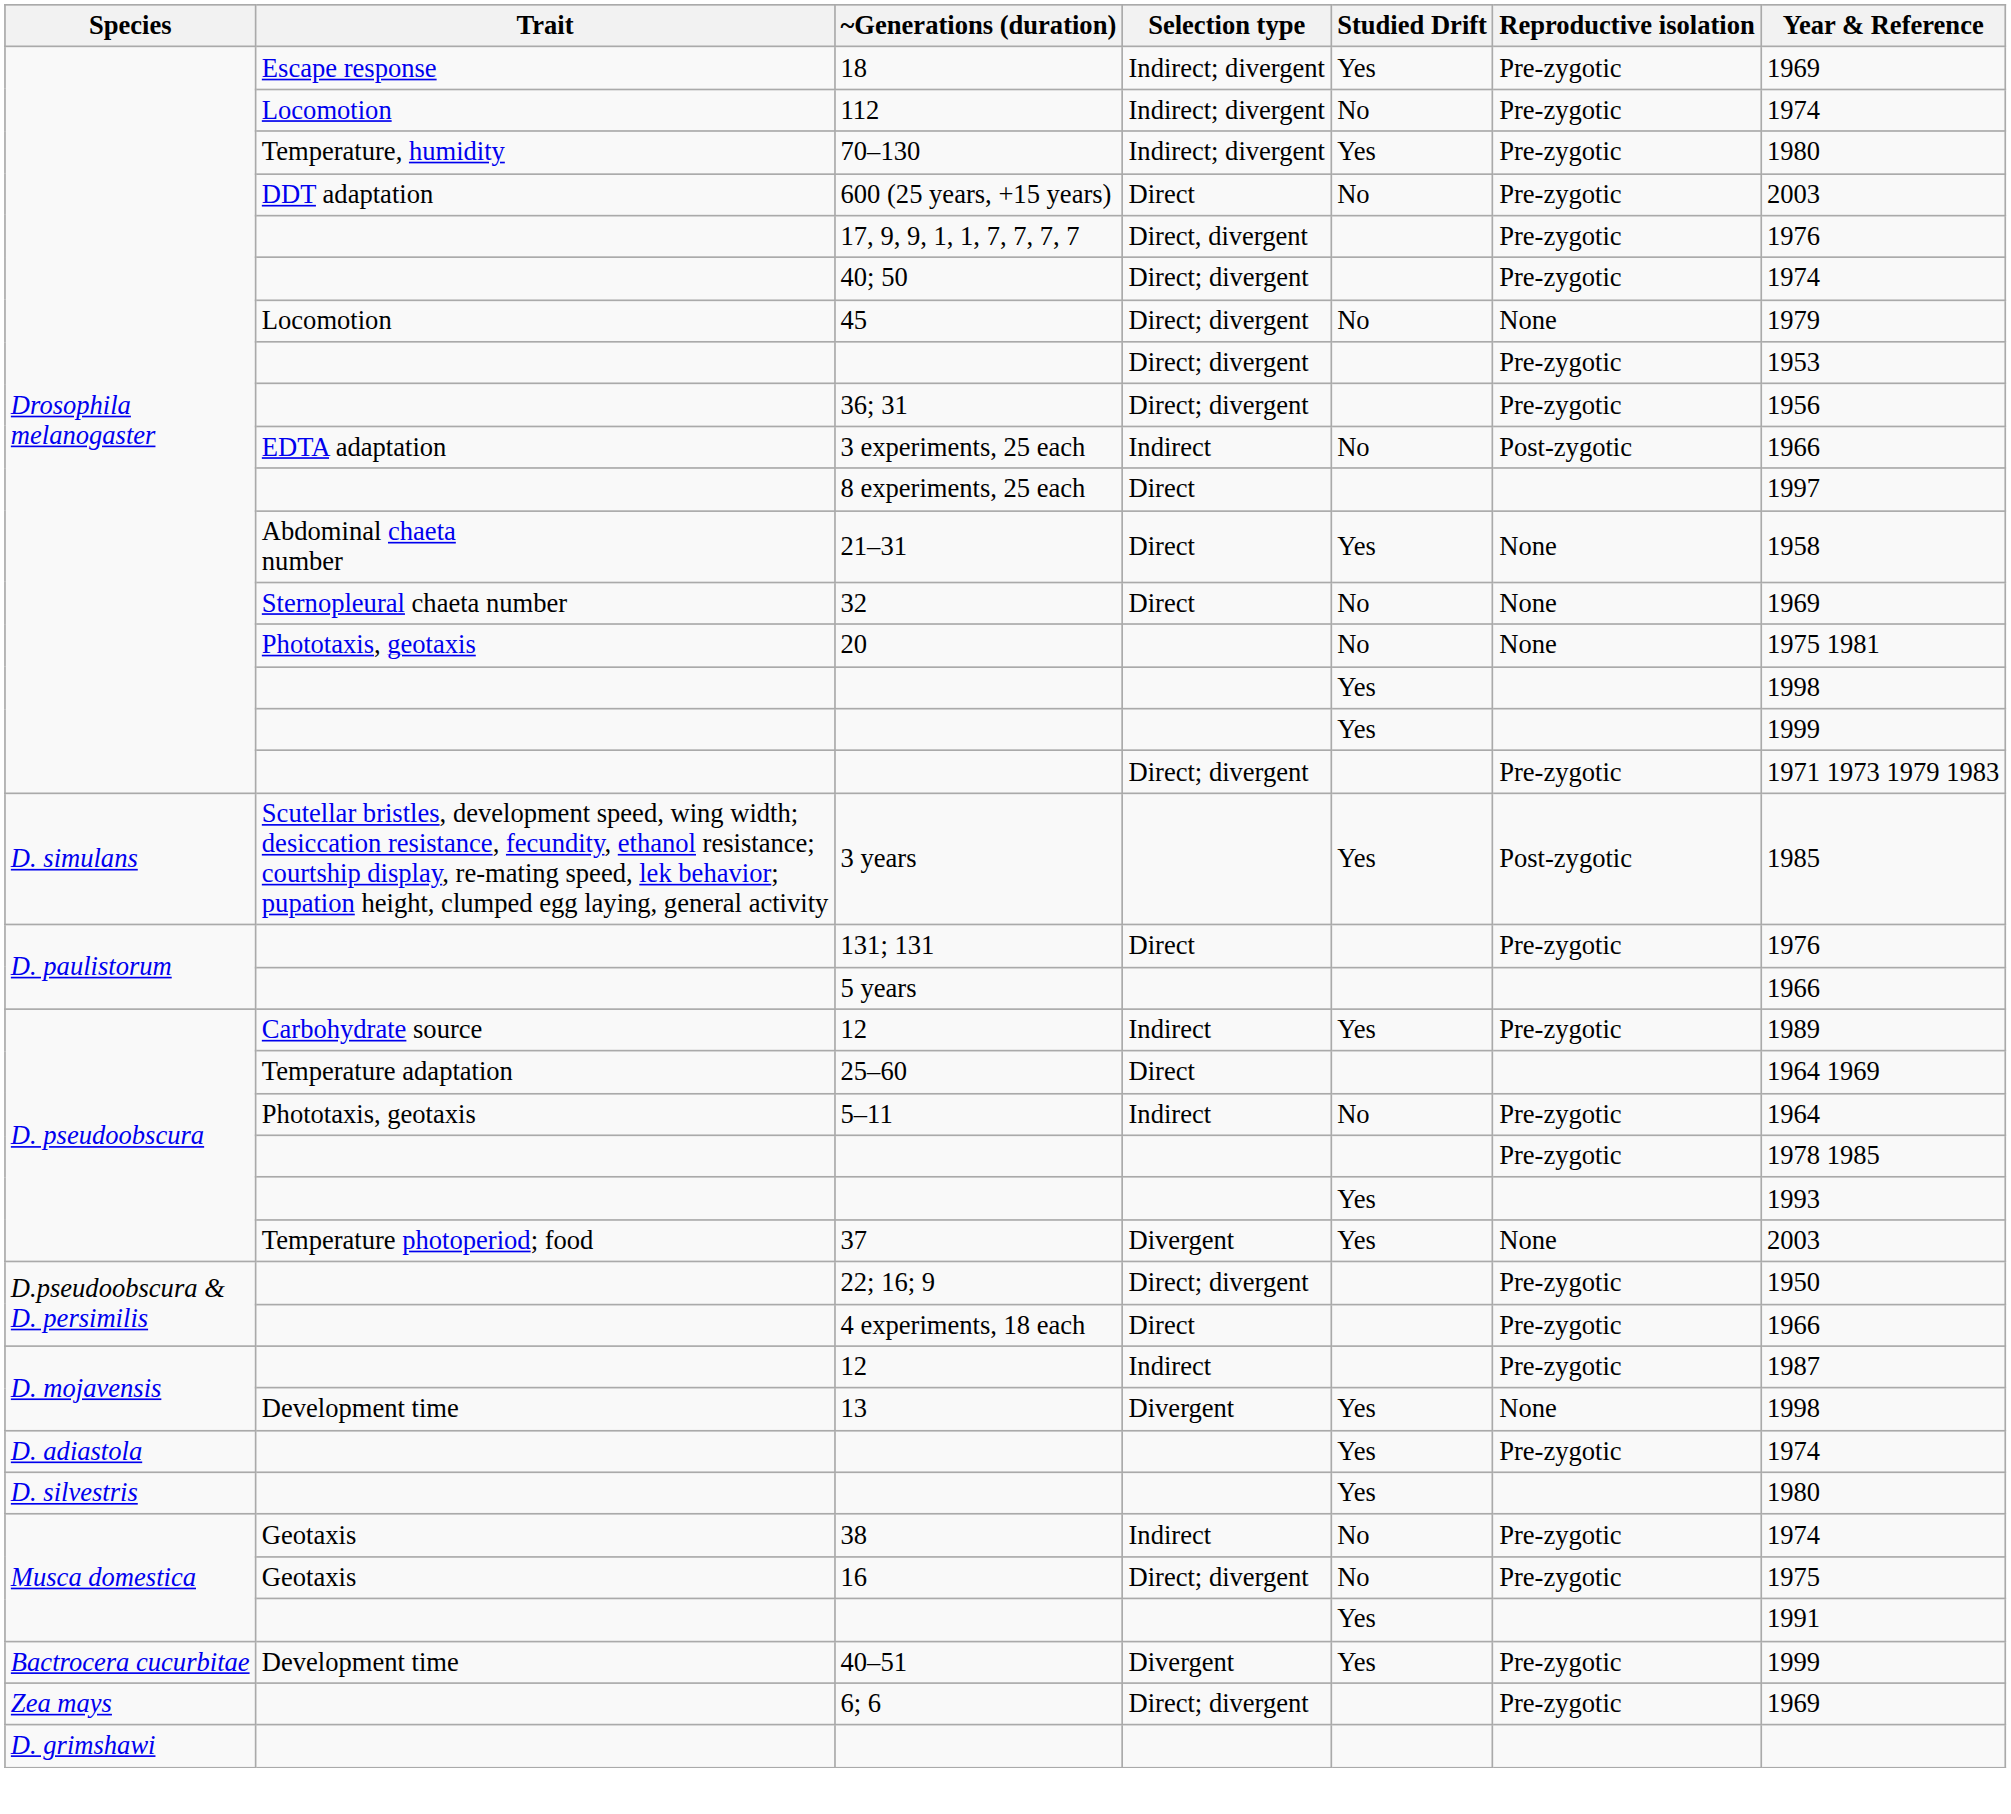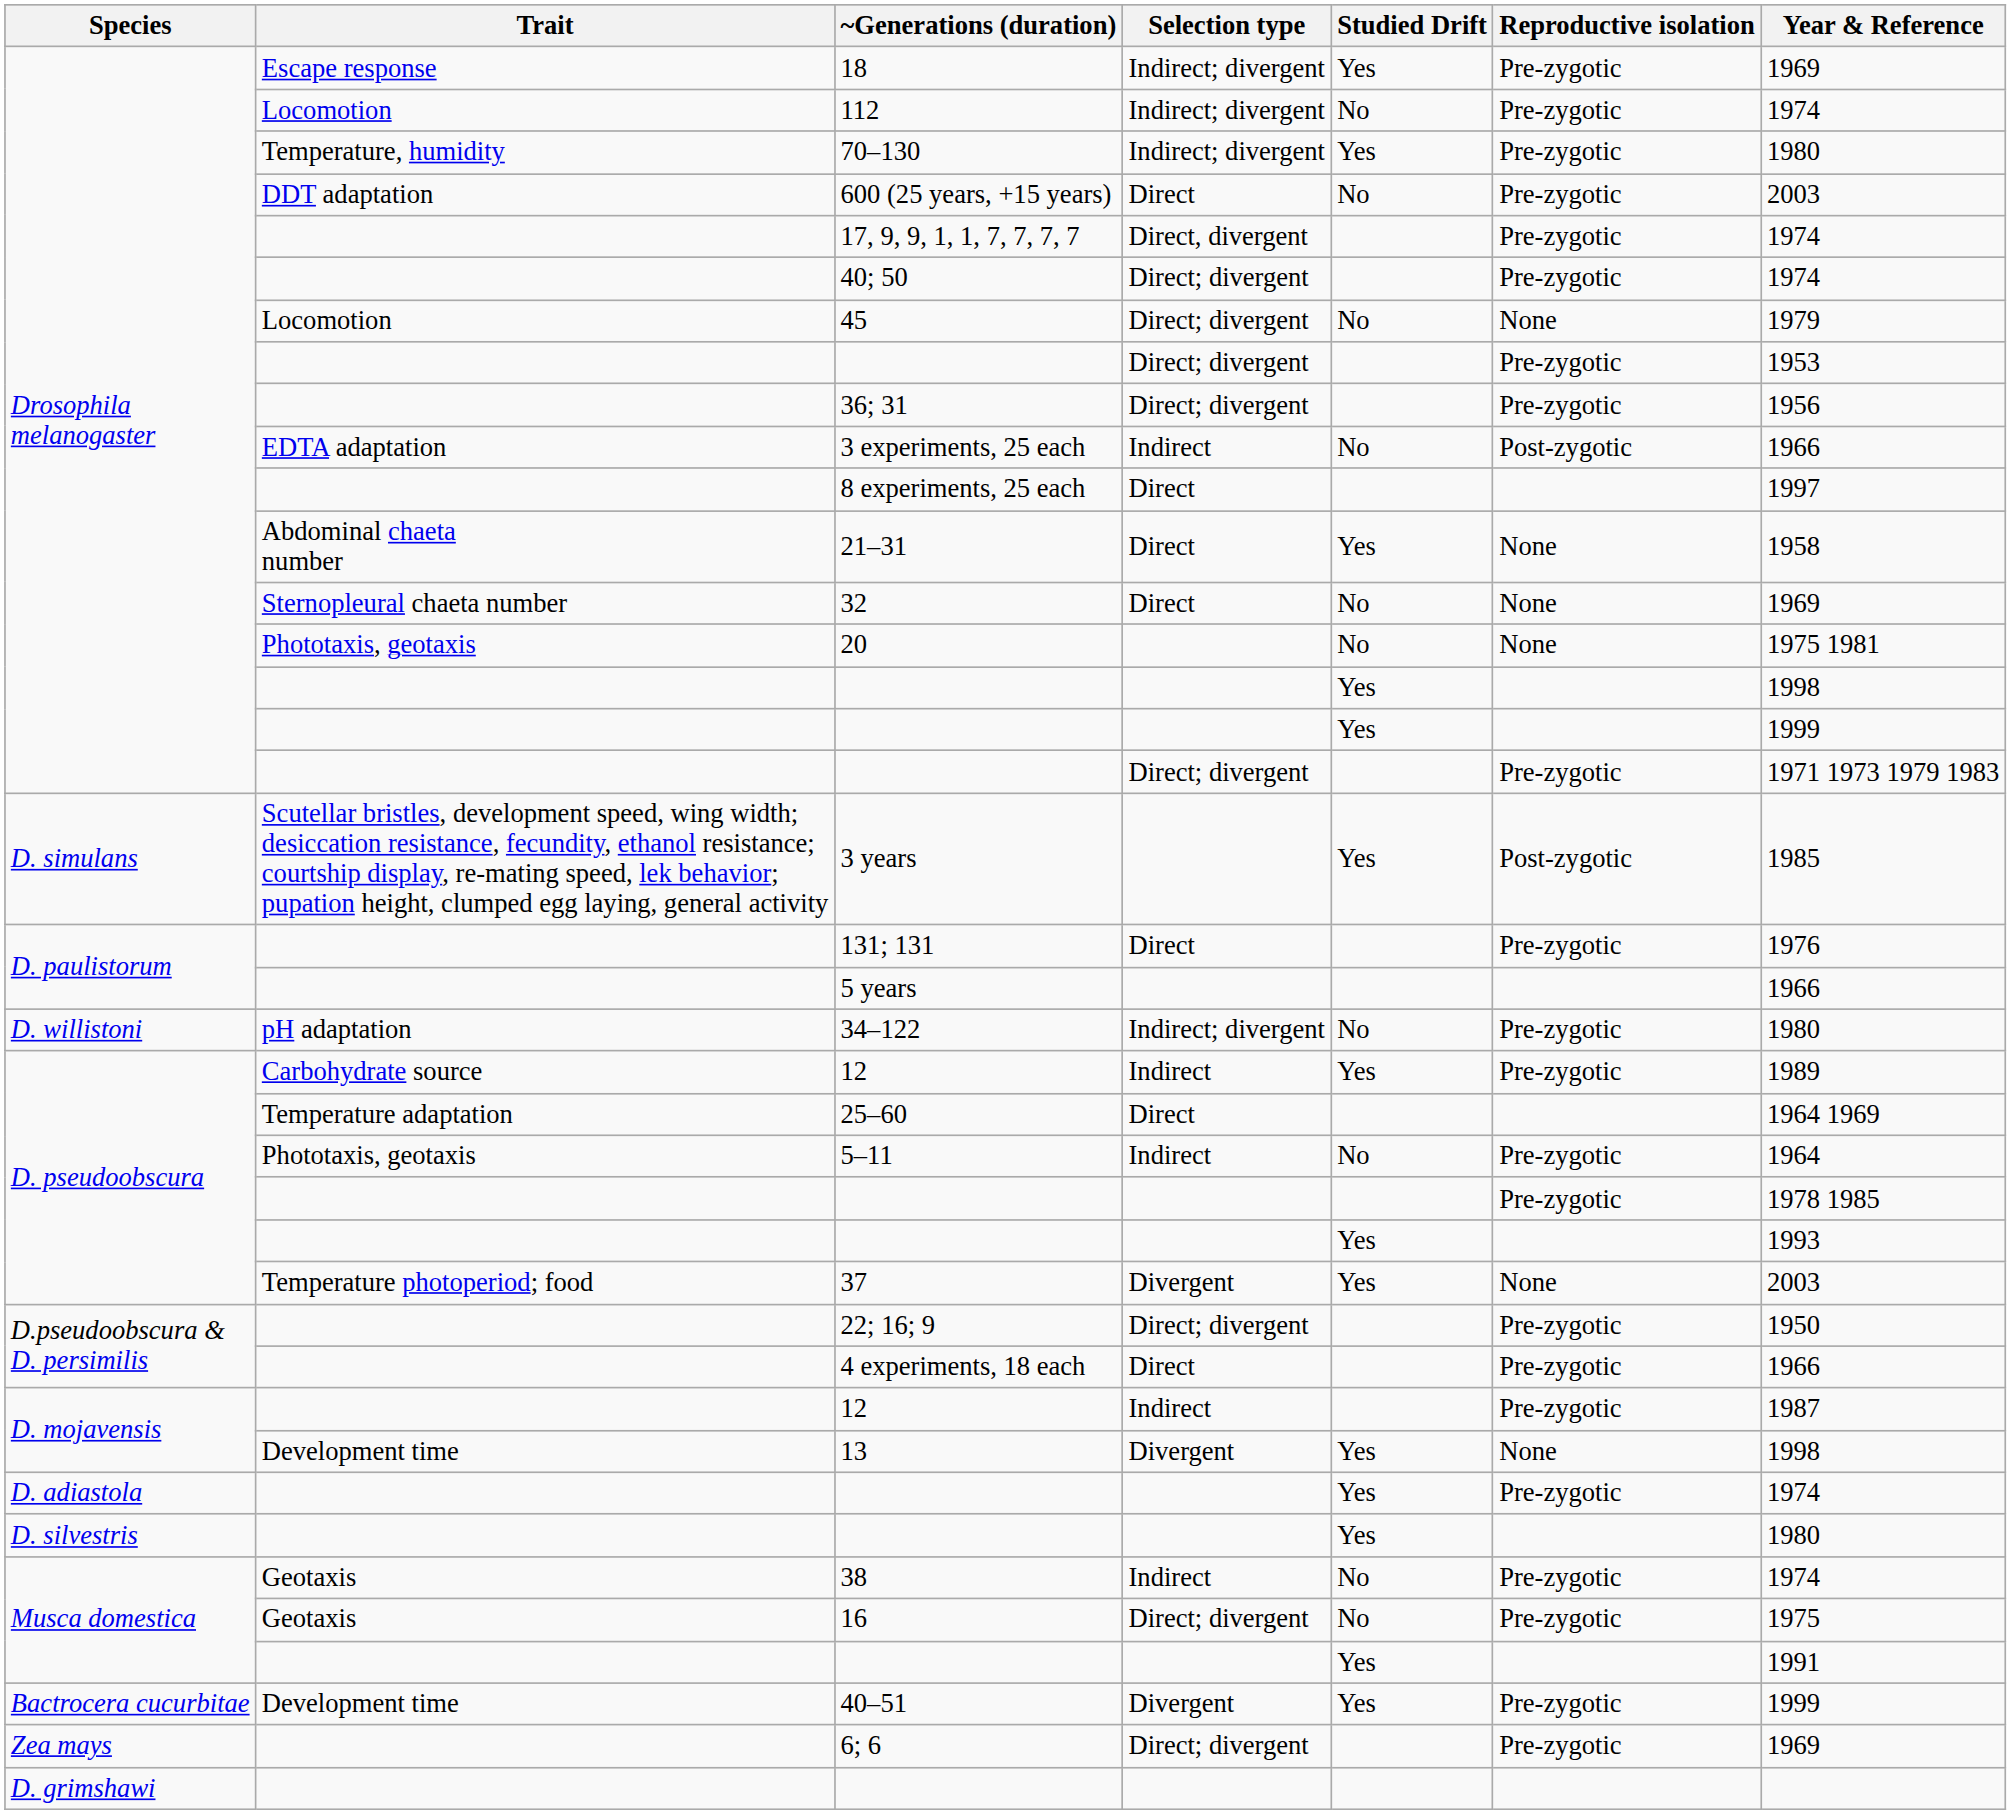(1794, 236) 1976 -> (1794, 236) 1974
+ row: (77, 1029)
